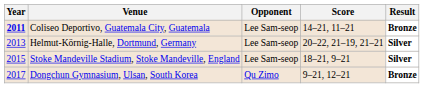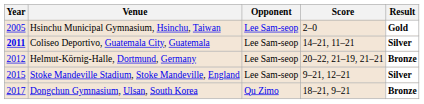+ row: (125, 28)
(402, 28) Bronze -> (400, 44) Silver
(16, 44) 2013 -> (16, 59) 2012
(400, 44) Silver -> (402, 59) Bronze
(326, 59) 18–21, 9–21 -> (326, 75) 9–21, 12–21
(326, 75) 9–21, 12–21 -> (326, 91) 18–21, 9–21
